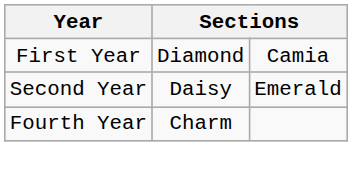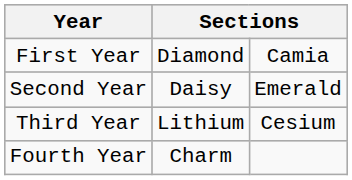+ row: (78, 123)
